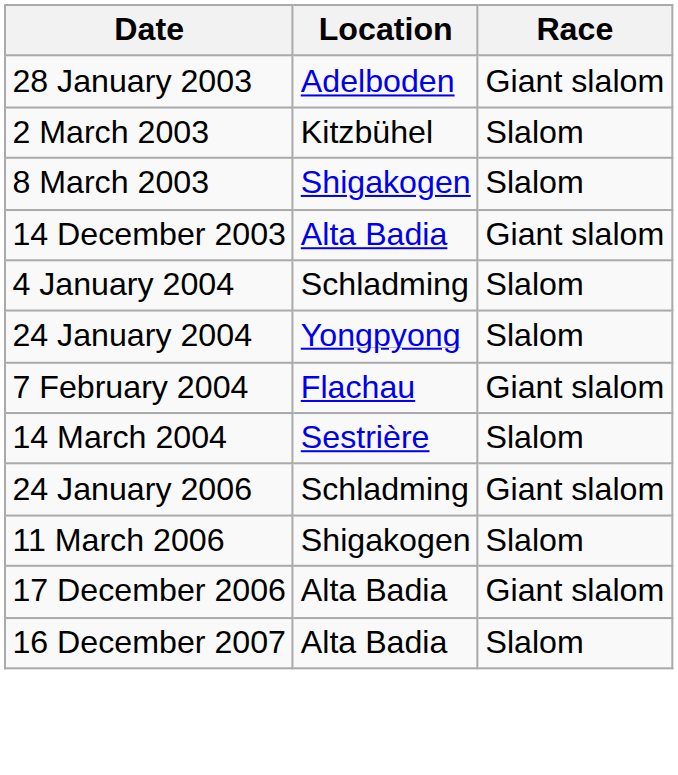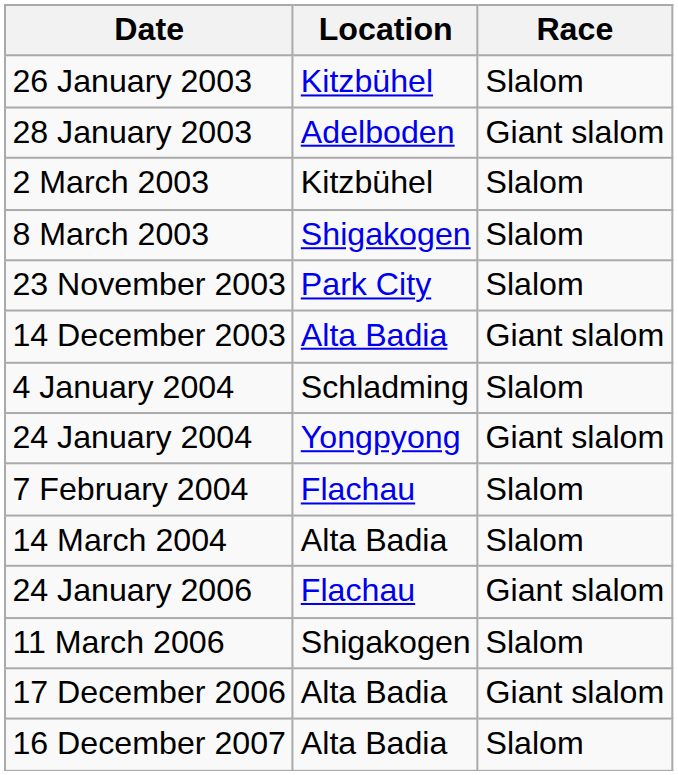+ row: (132, 81)
+ row: (149, 285)
(535, 336) Slalom -> (575, 438) Giant slalom
(575, 387) Giant slalom -> (535, 489) Slalom
(365, 438) Sestrière -> (374, 540) Alta Badia
(385, 489) Schladming -> (358, 591) Flachau
